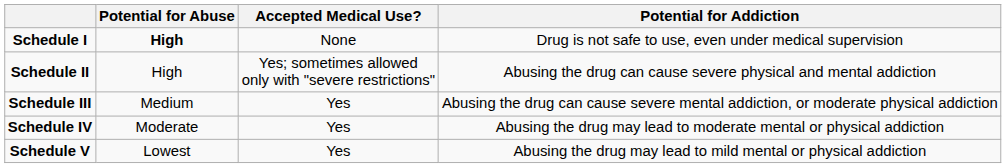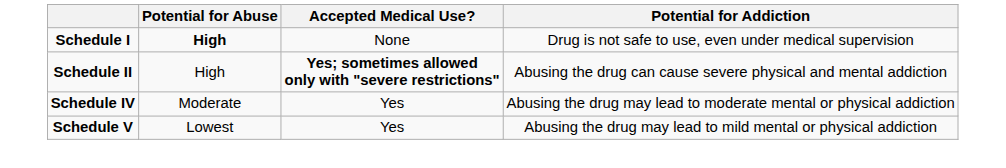(338, 71) normal -> (392, 71) bold
- row: (50, 103)
